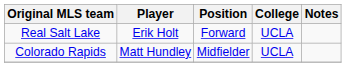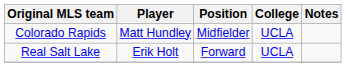rows swapped: (61, 52) <-> (61, 33)
